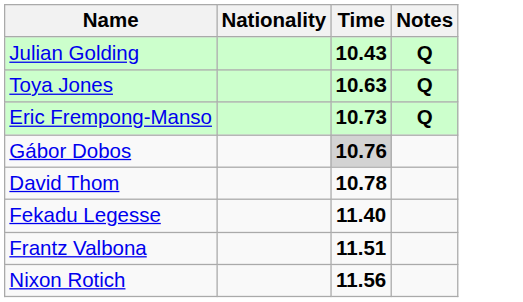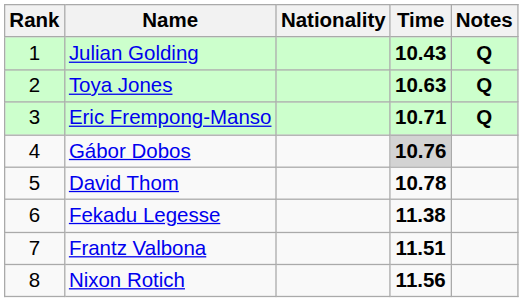+ column: (34, 20)
(361, 118) 10.73 -> (421, 118) 10.71
(361, 215) 11.40 -> (421, 215) 11.38
